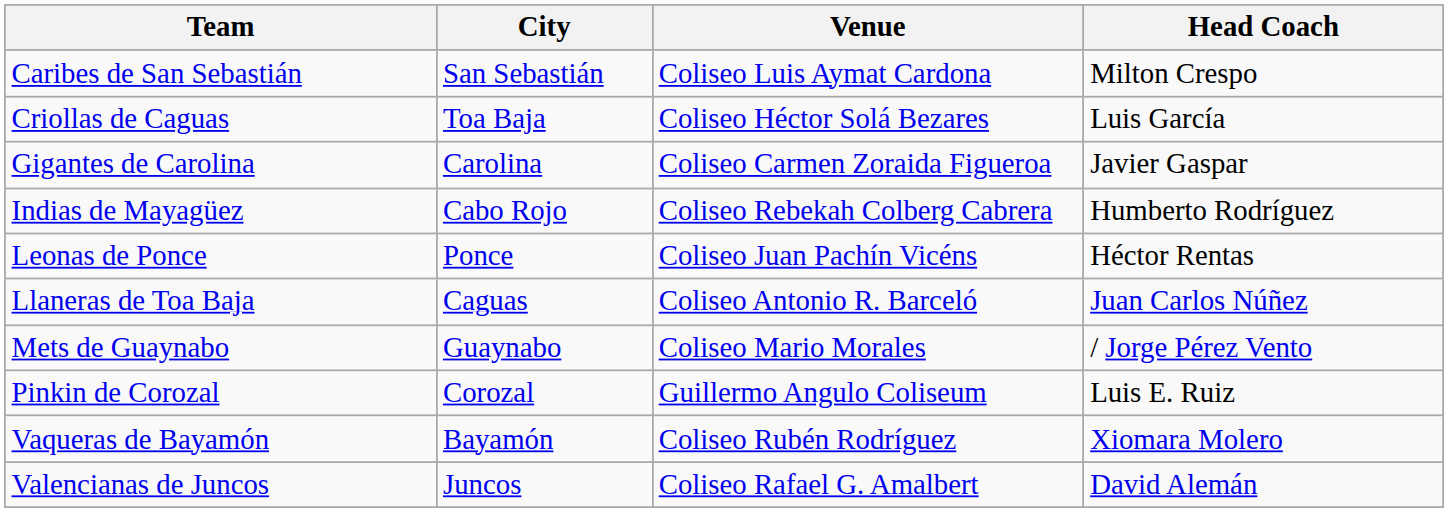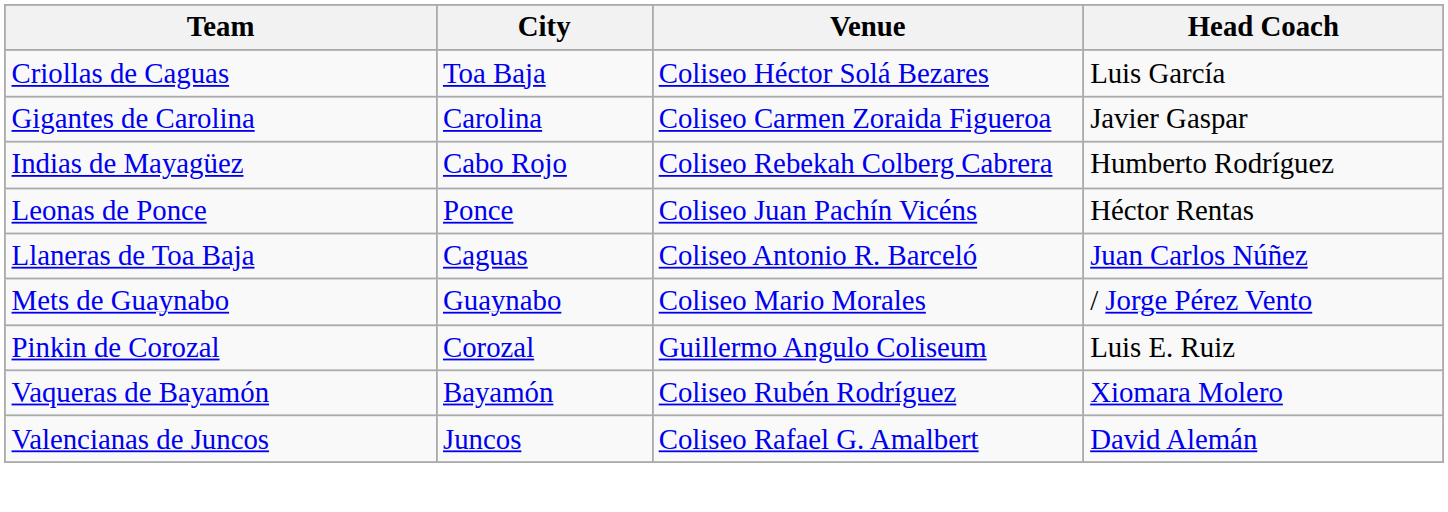- row: (157, 73)
